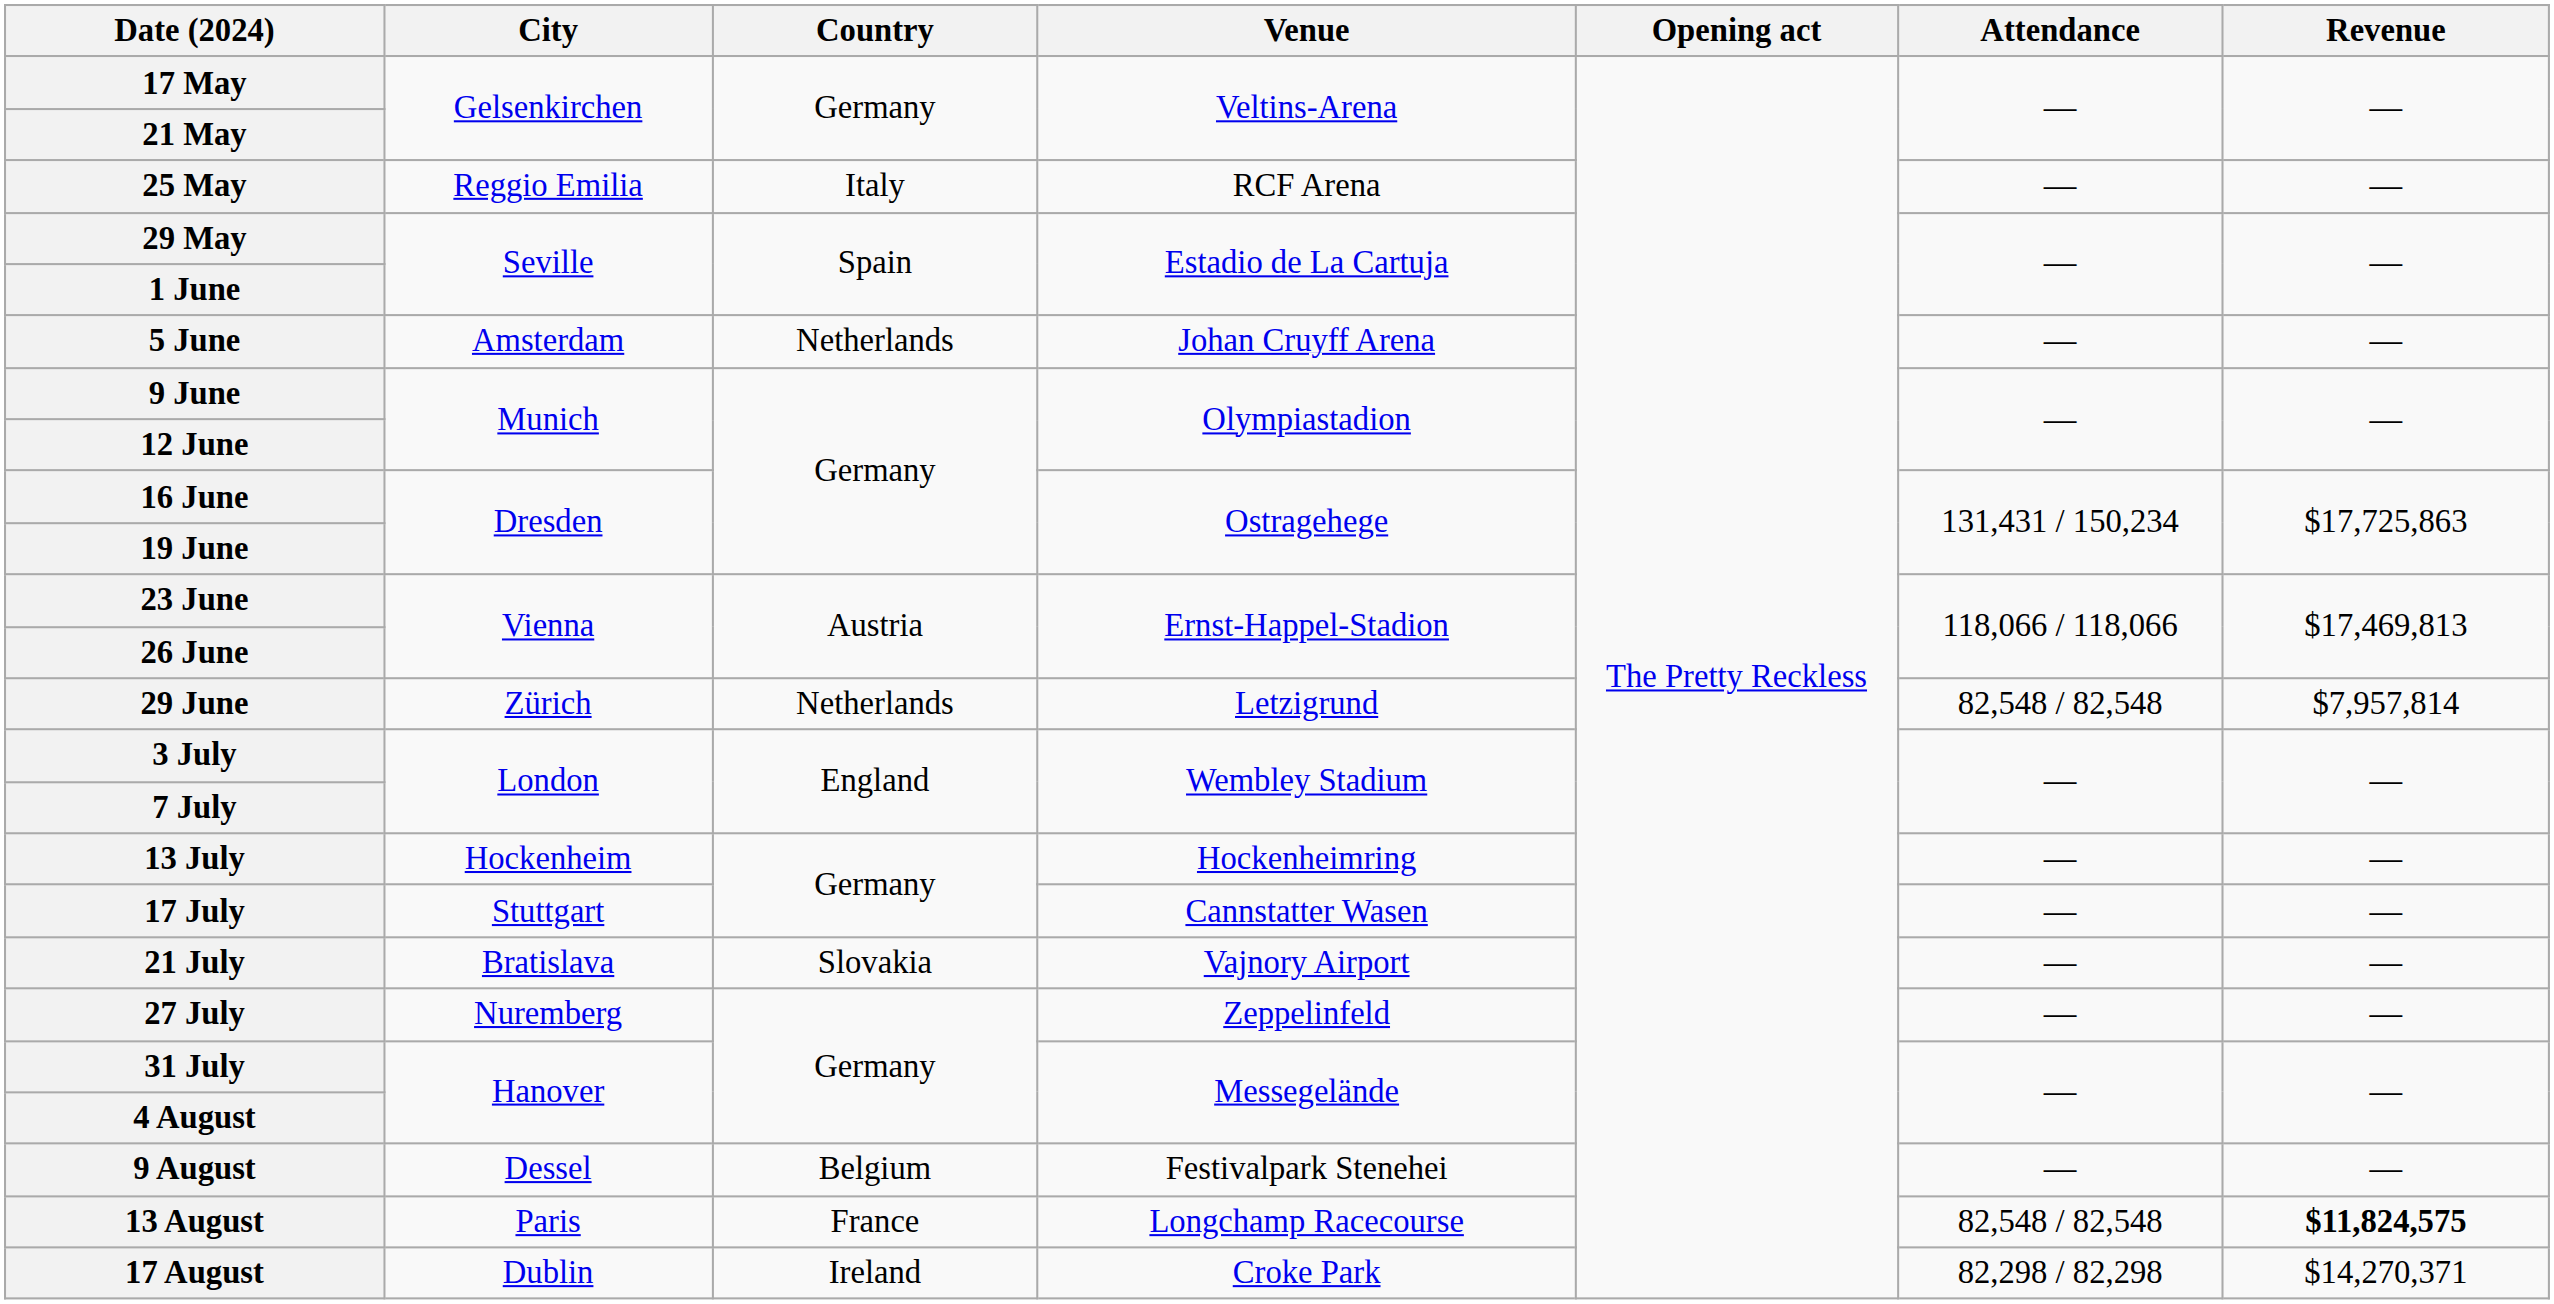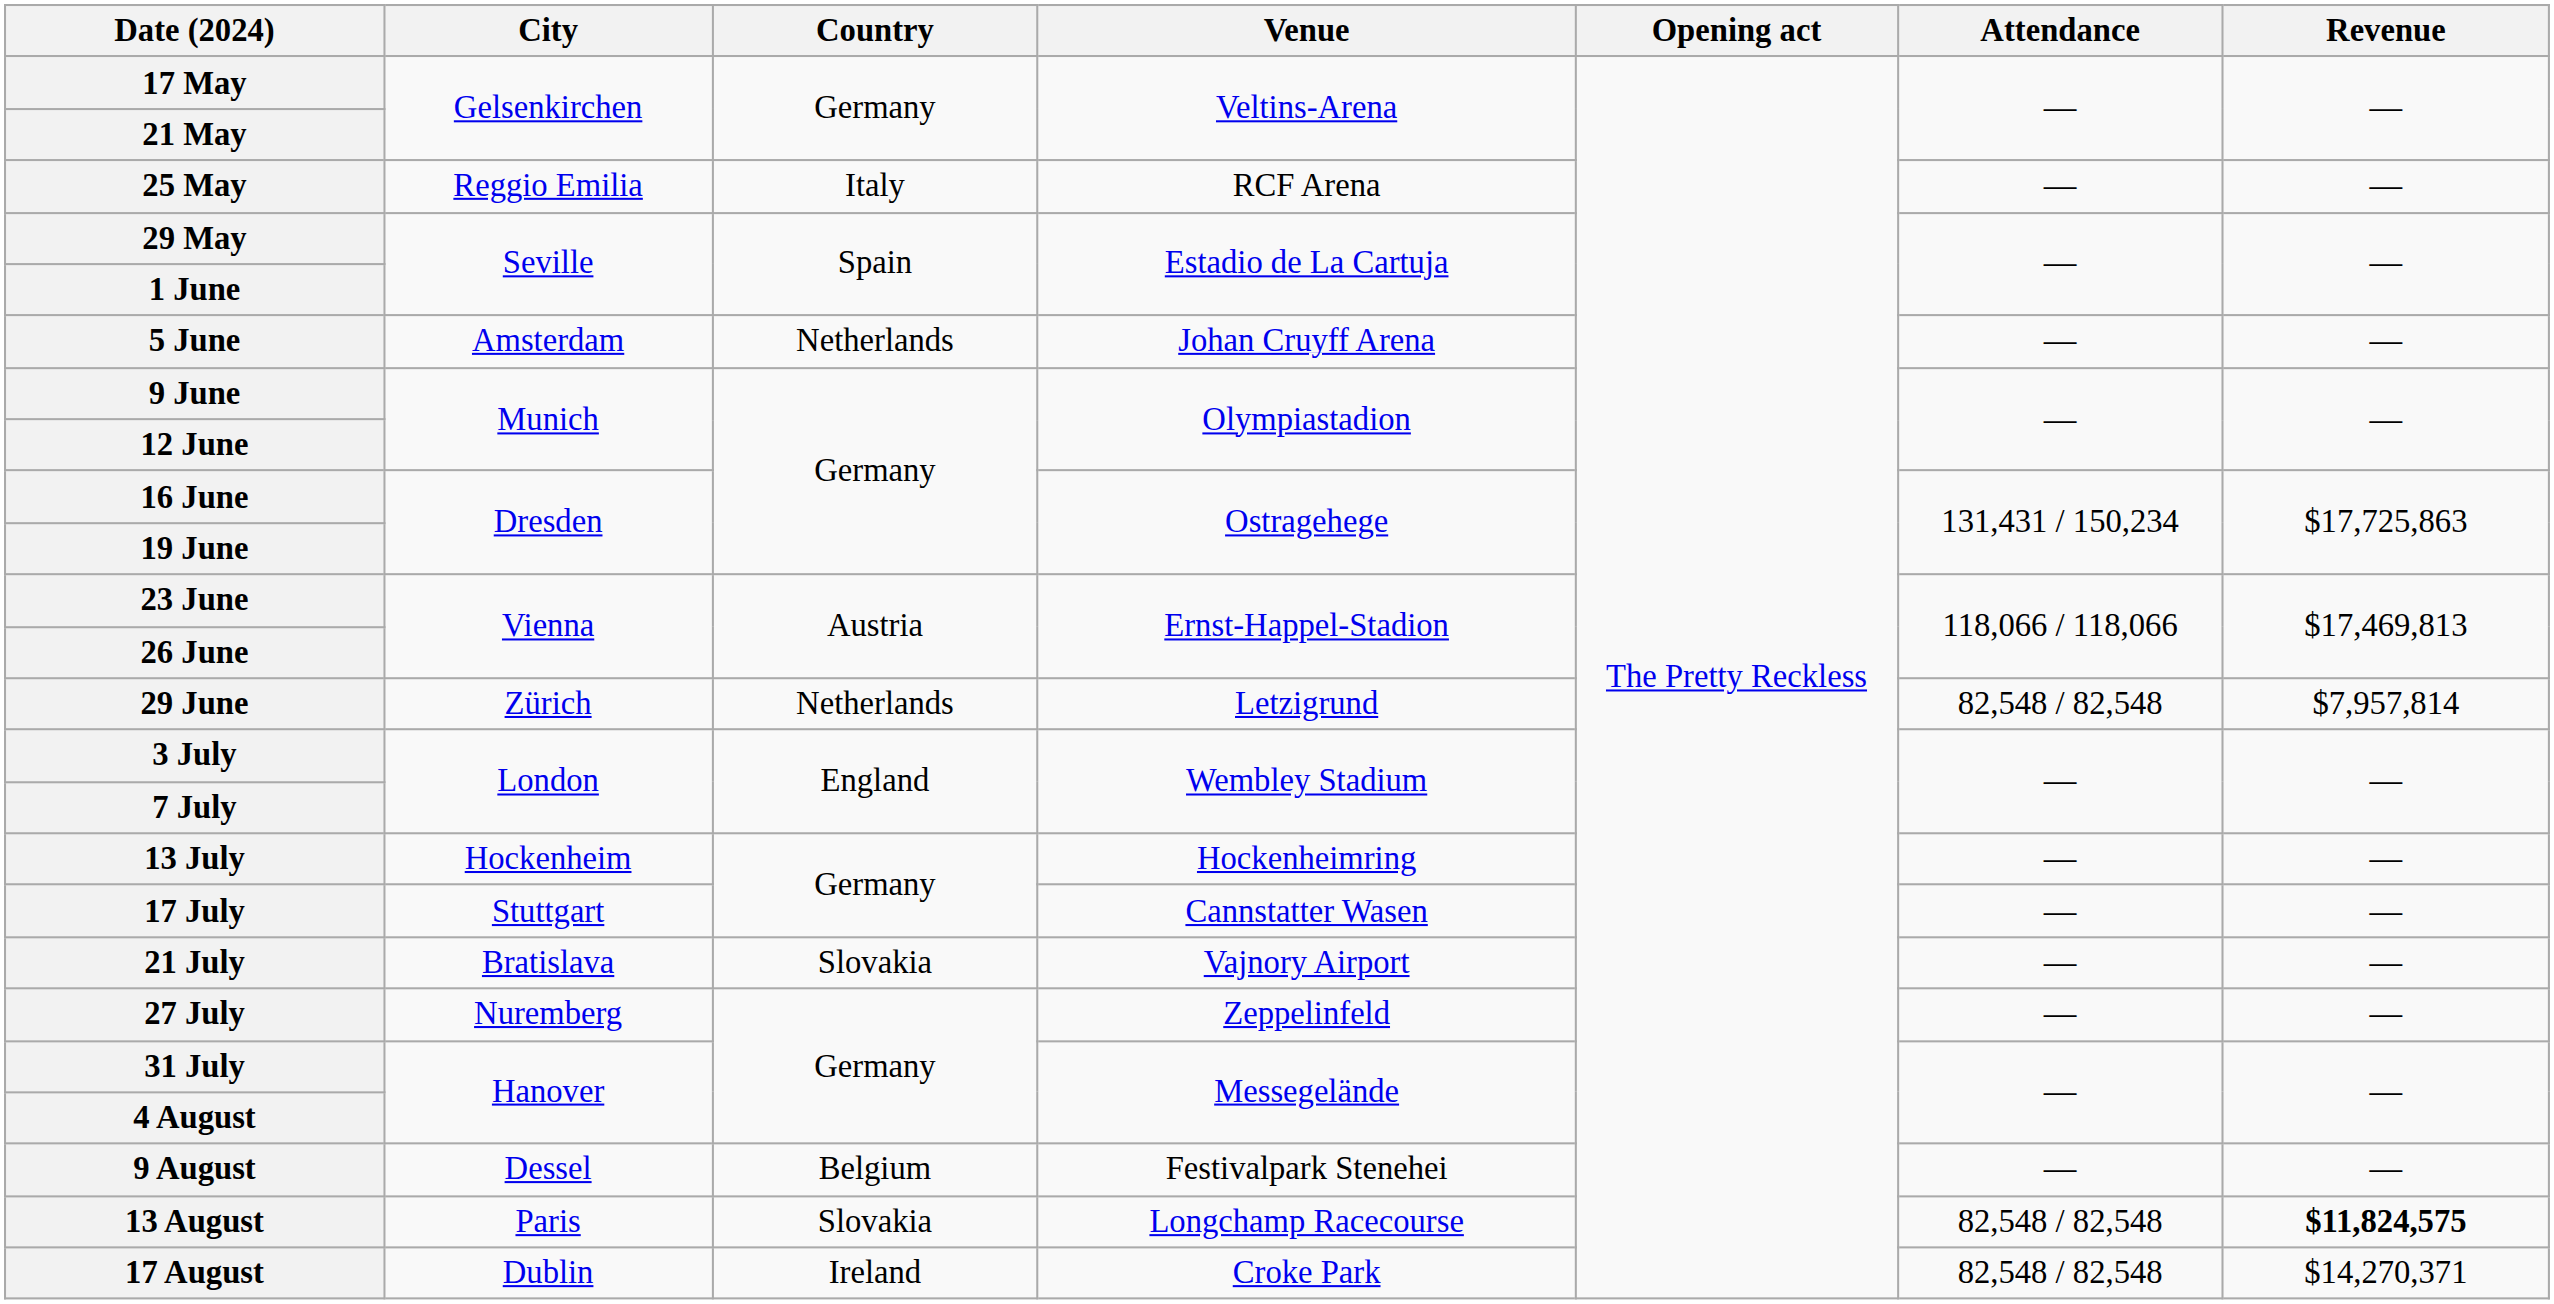(875, 1220) France -> (875, 1220) Slovakia
(2060, 1272) 82,298 / 82,298 -> (2060, 1272) 82,548 / 82,548
